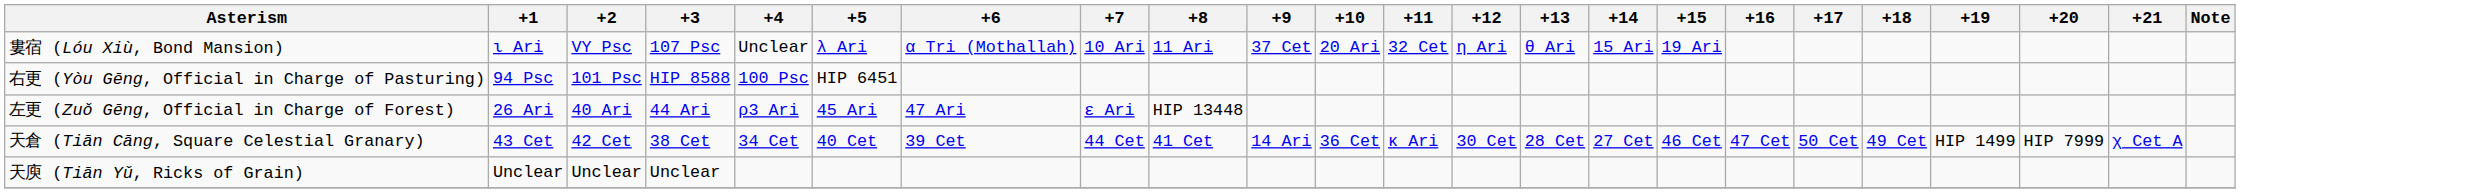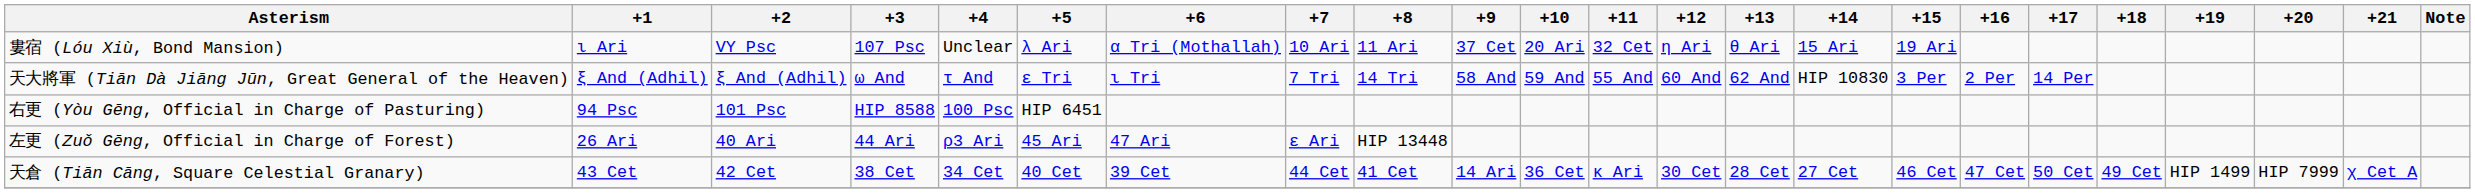+ row: (289, 79)
- row: (156, 173)
